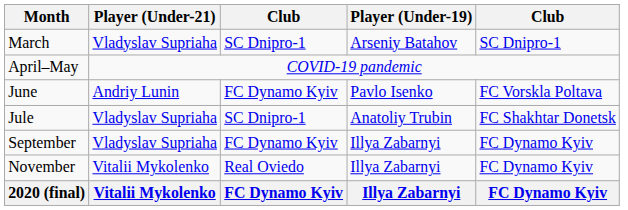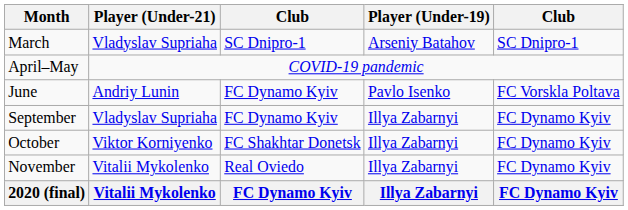- row: (21, 117)
+ row: (34, 142)
